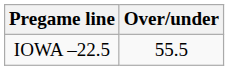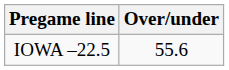(171, 49) 55.5 -> (171, 49) 55.6
